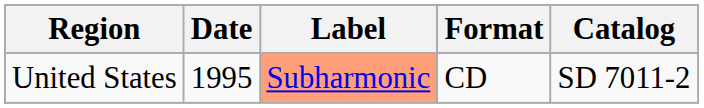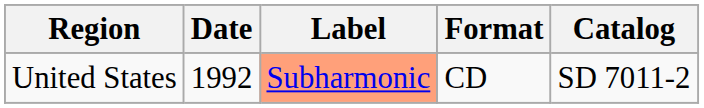(222, 77) 1995 -> (222, 77) 1992
